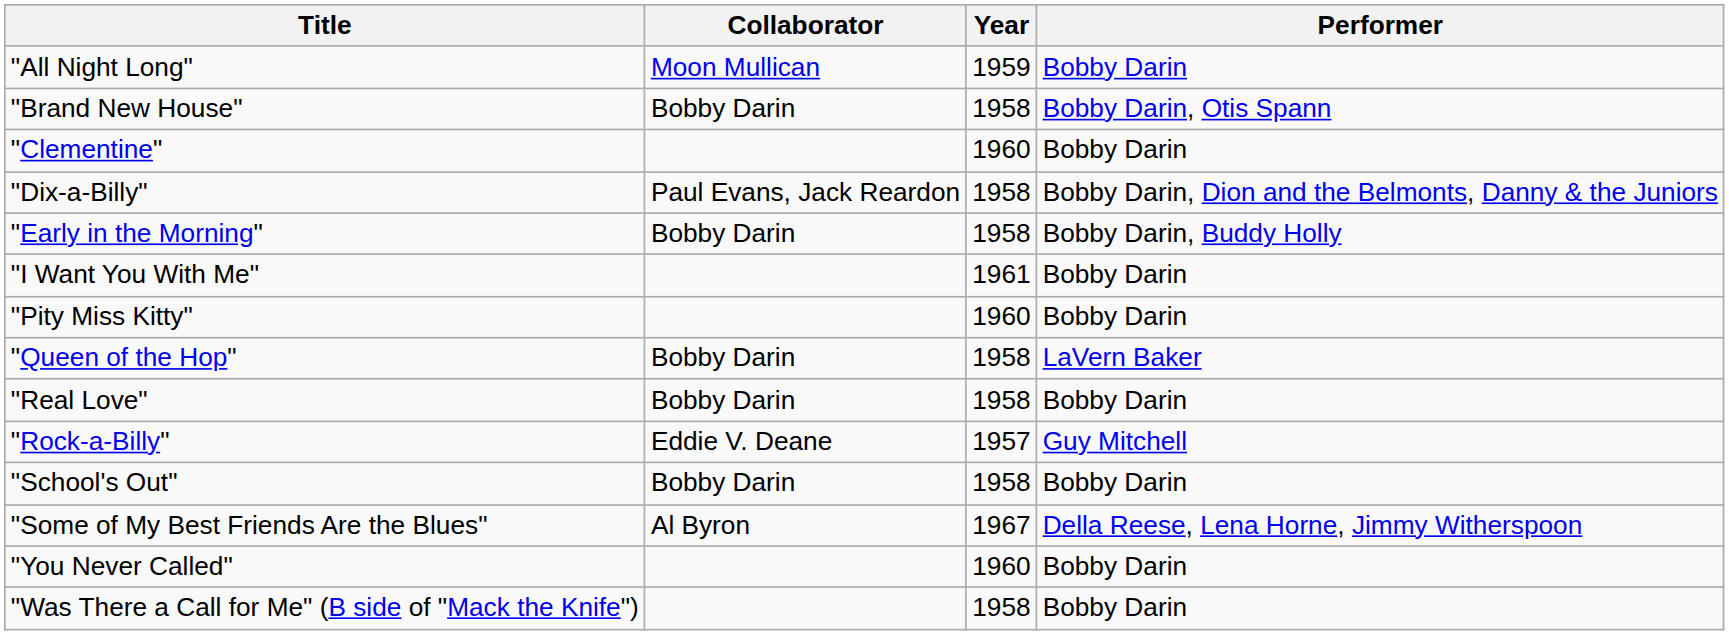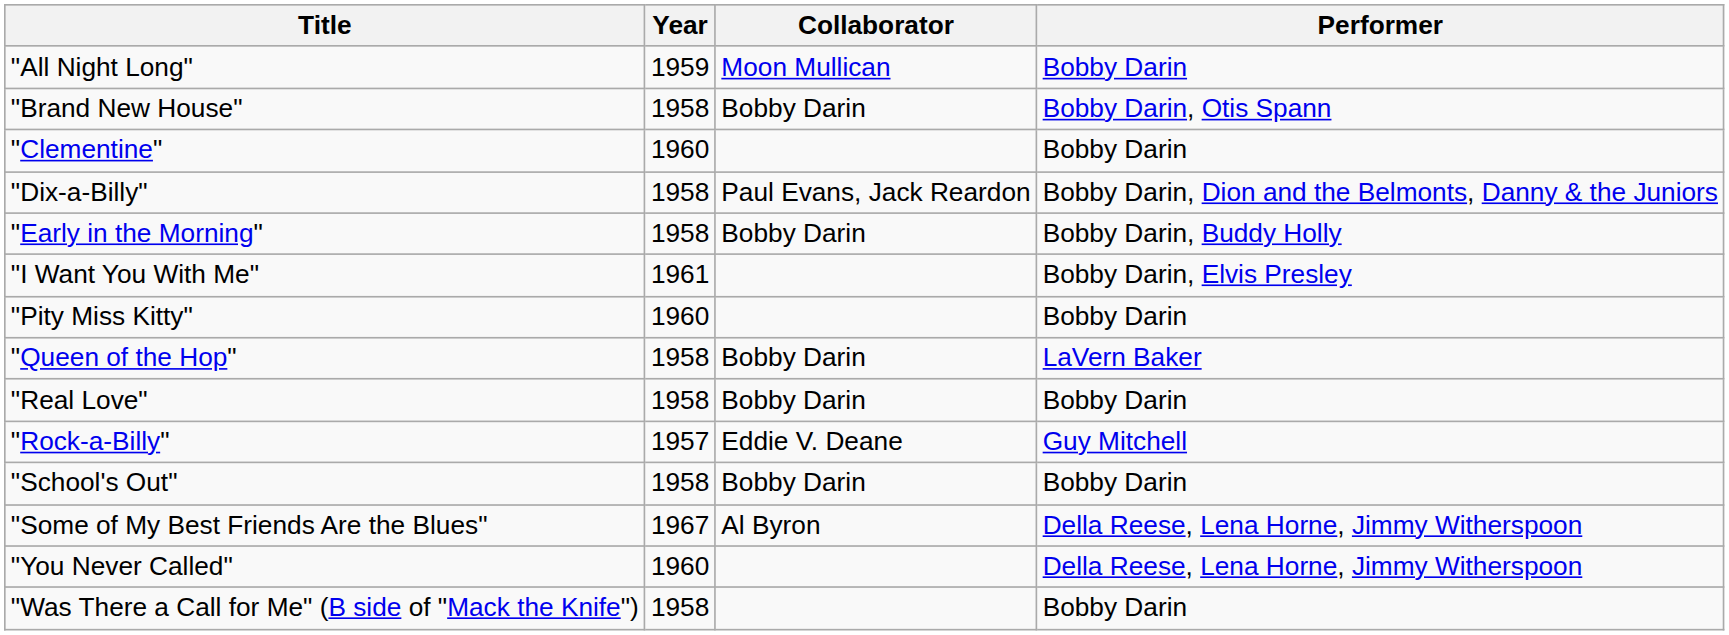columns swapped: (1001, 25) <-> (805, 25)
(1115, 274) Bobby Darin -> (1197, 274) Bobby Darin, Elvis Presley
(1115, 566) Bobby Darin -> (1312, 566) Della Reese, Lena Horne, Jimmy Witherspoon
